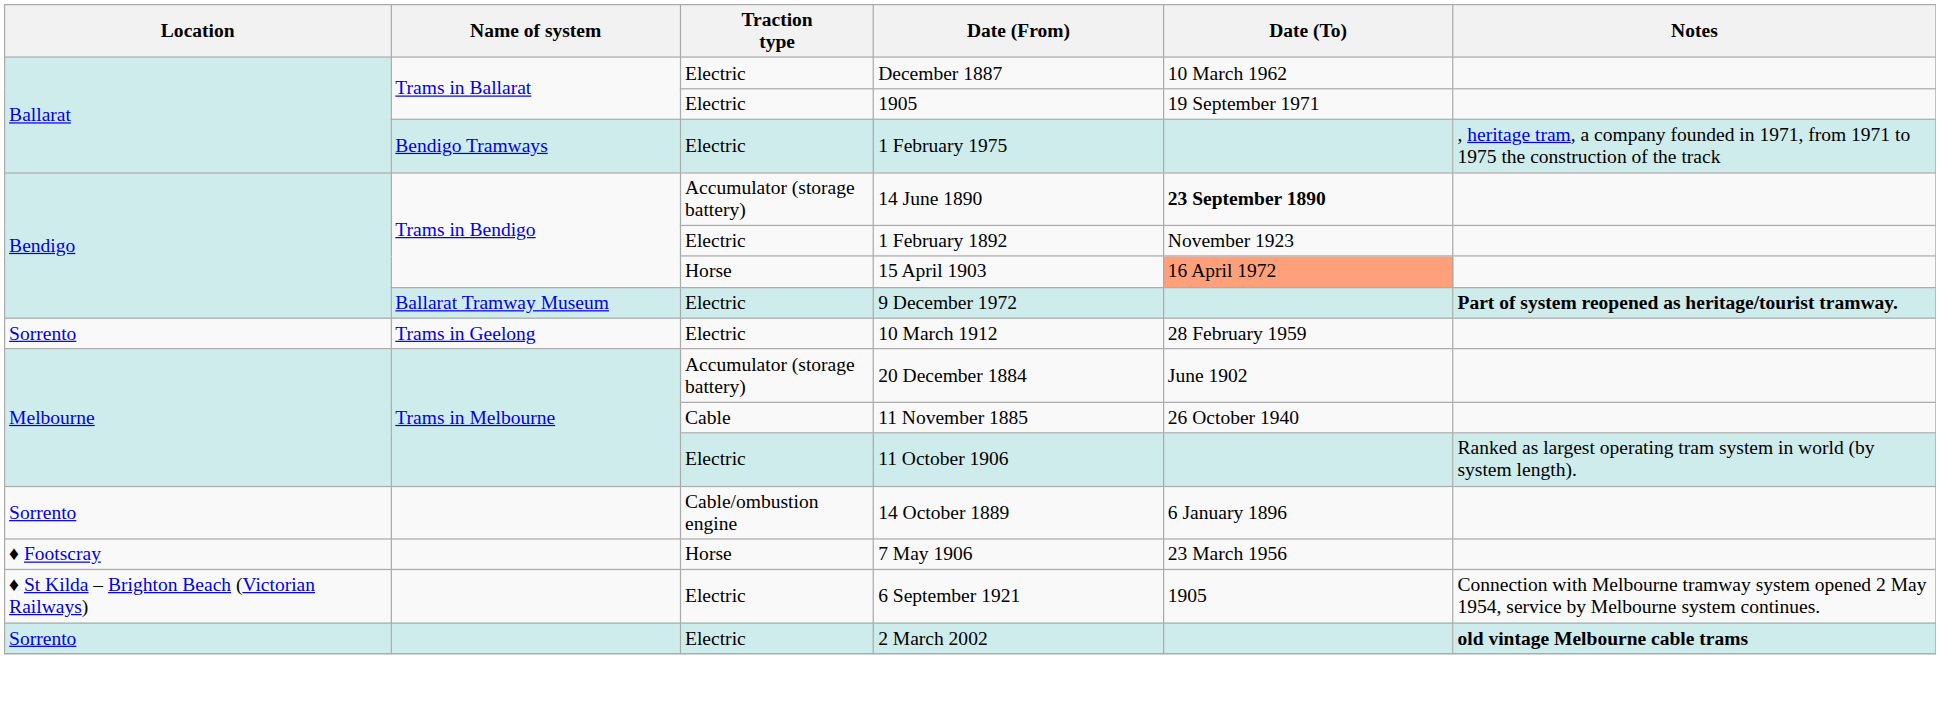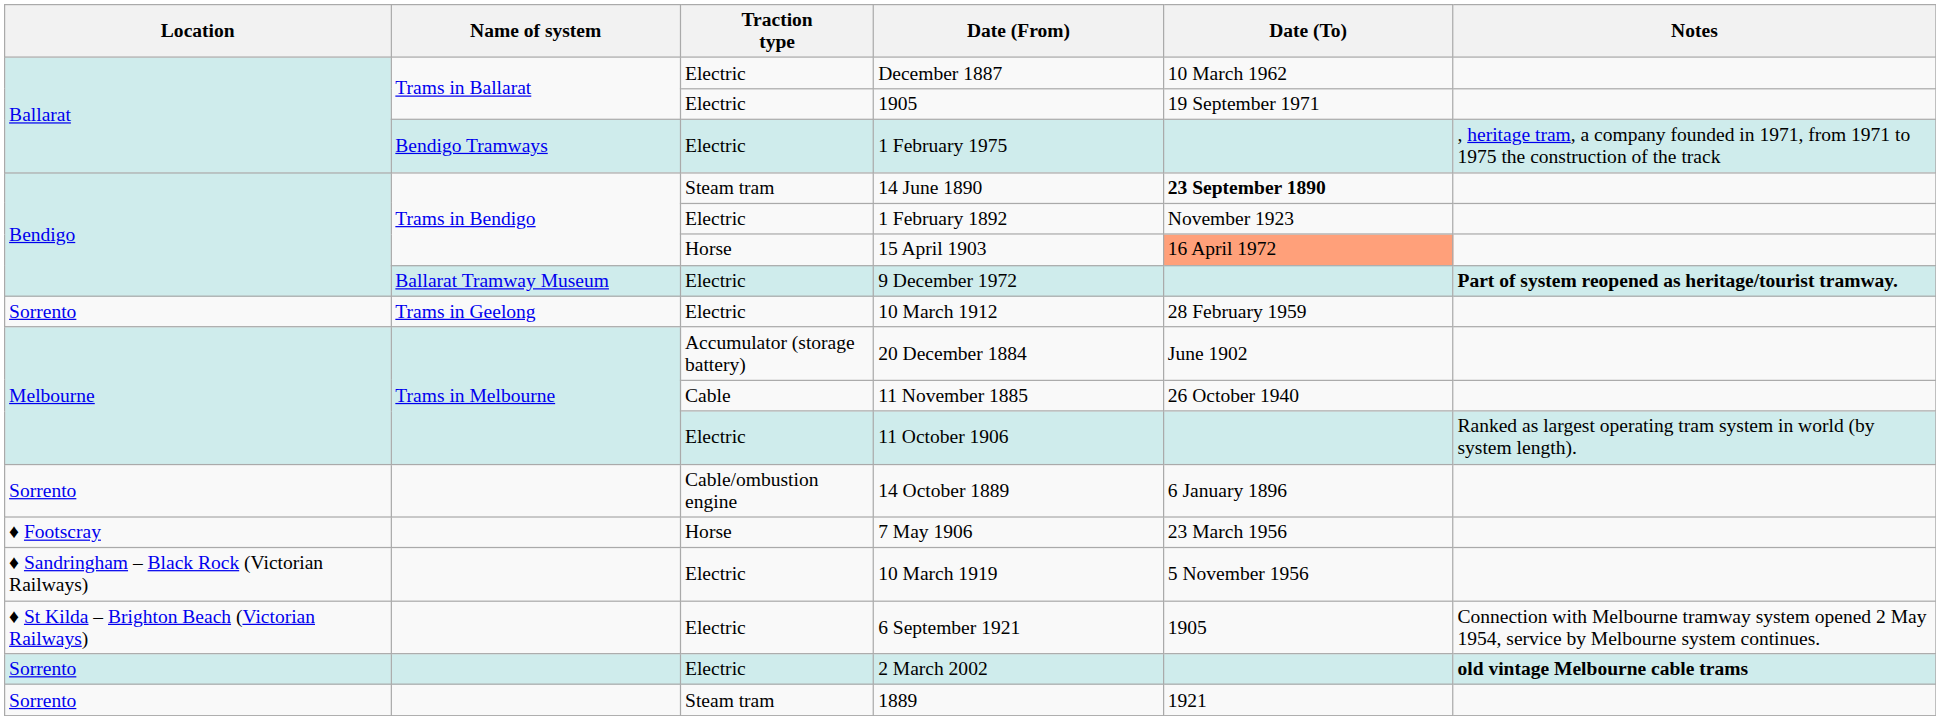(770, 198) Accumulator (storage battery) -> (730, 187) Steam tram
+ row: (938, 574)
+ row: (898, 699)
